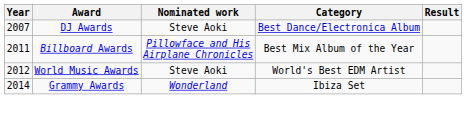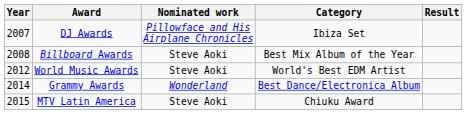(198, 28) Steve Aoki -> (198, 33) Pillowface and His Airplane Chronicles
(339, 28) Best Dance/Electronica Album -> (339, 33) Ibiza Set
(18, 49) 2011 -> (18, 55) 2008
(198, 49) Pillowface and His Airplane Chronicles -> (198, 55) Steve Aoki
(339, 86) Ibiza Set -> (339, 86) Best Dance/Electronica Album
+ row: (87, 102)
